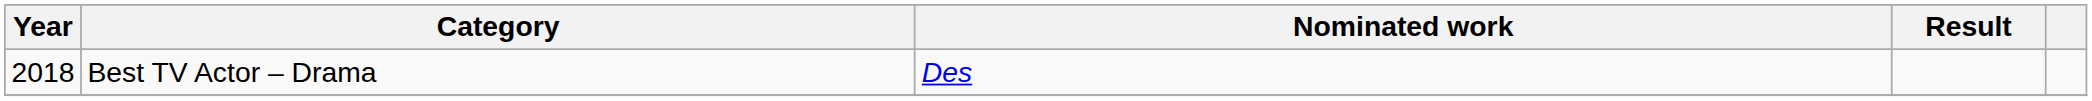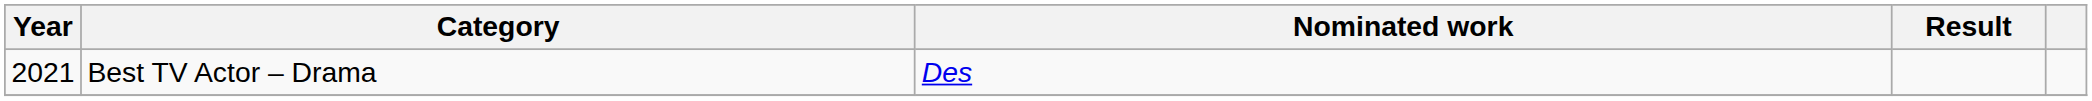(43, 71) 2018 -> (43, 71) 2021
